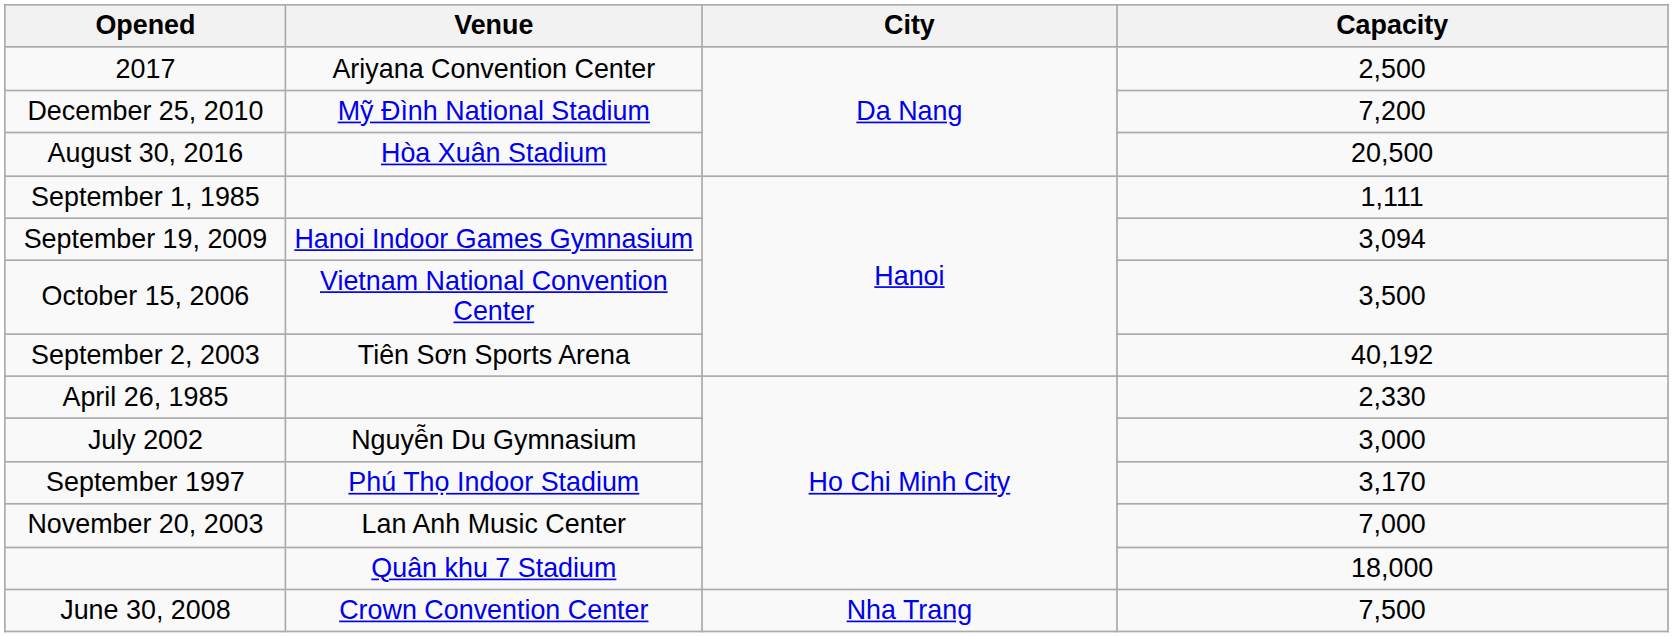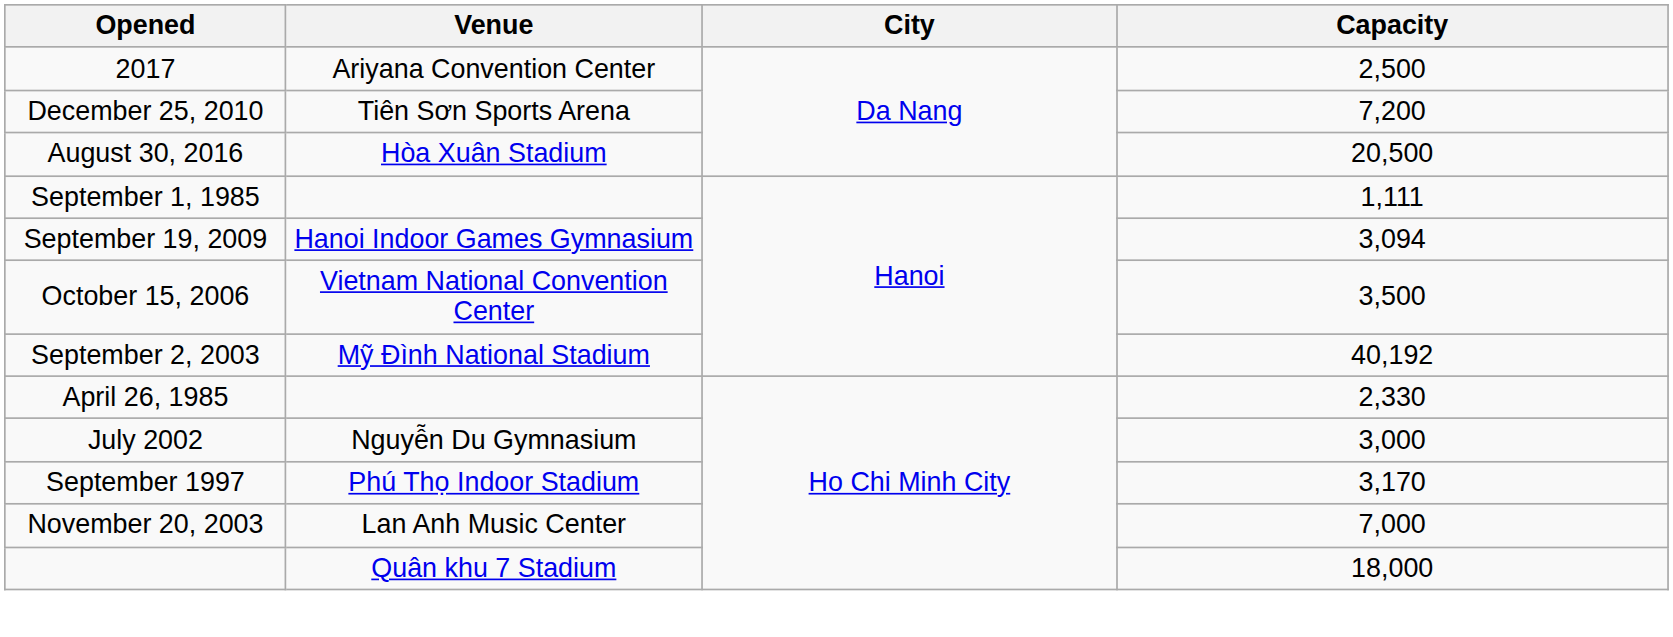(494, 111) Mỹ Đình National Stadium -> (494, 111) Tiên Sơn Sports Arena
(494, 354) Tiên Sơn Sports Arena -> (494, 354) Mỹ Đình National Stadium
- row: (145, 610)
